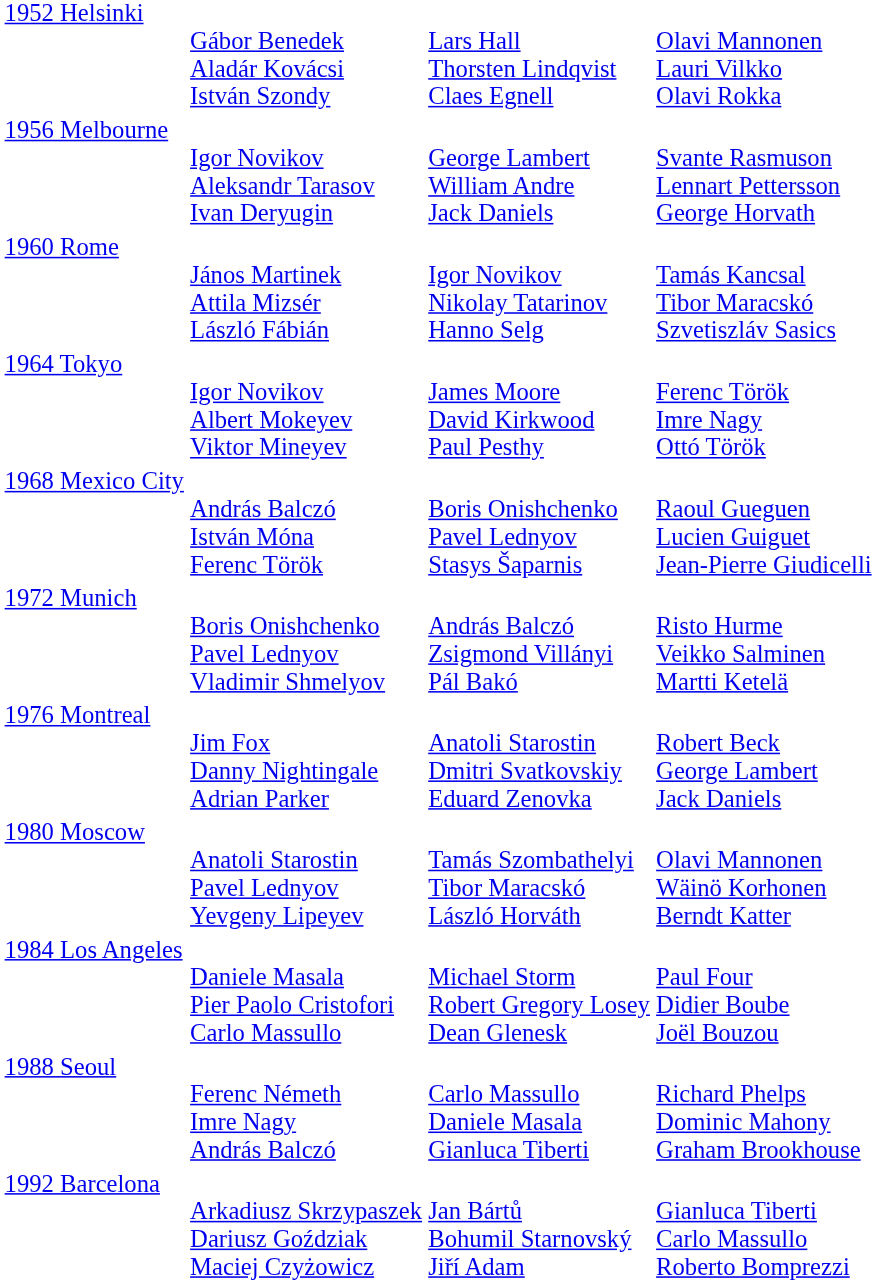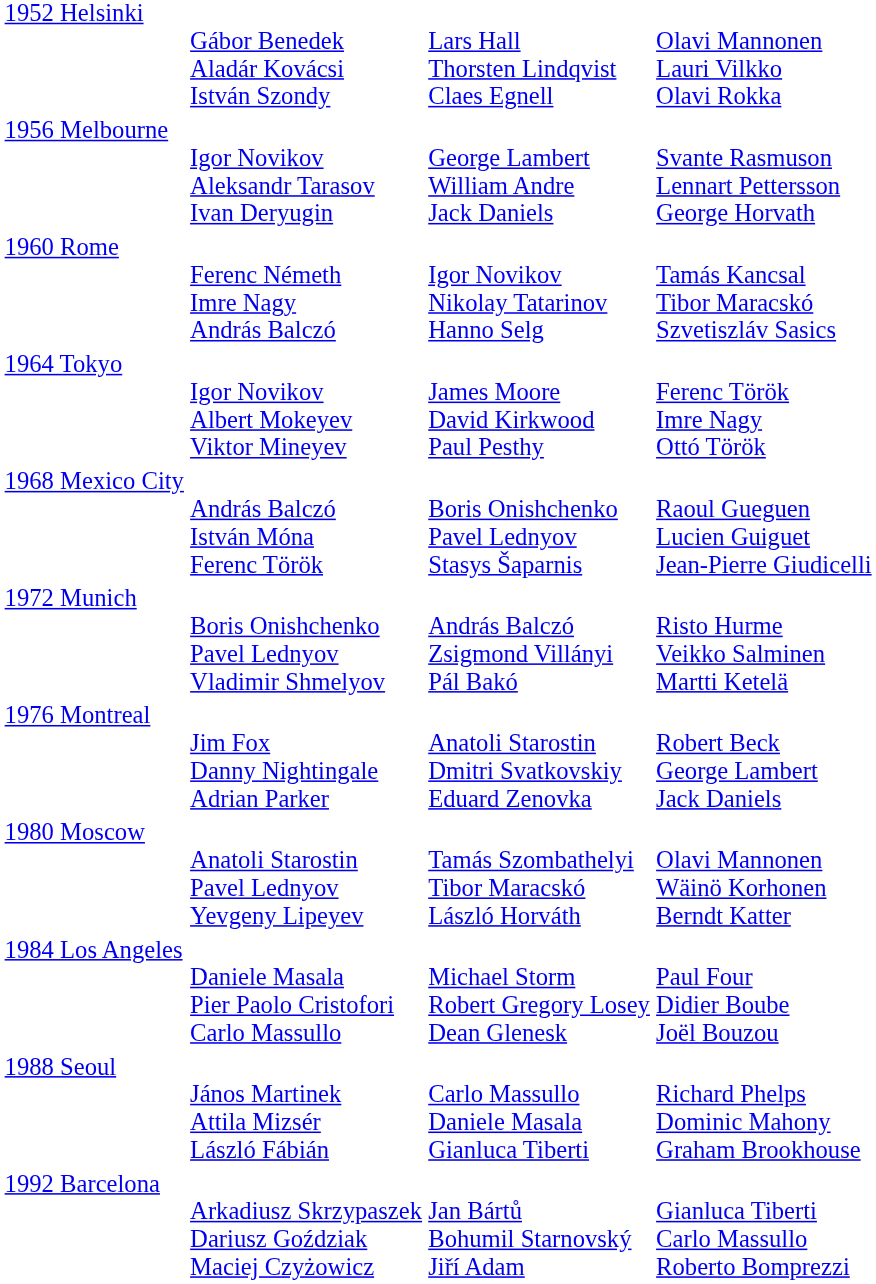(266, 302) János Martinek Attila Mizsér László Fábián -> (266, 302) Ferenc Németh Imre Nagy András Balczó
(266, 1122) Ferenc Németh Imre Nagy András Balczó -> (266, 1122) János Martinek Attila Mizsér László Fábián
